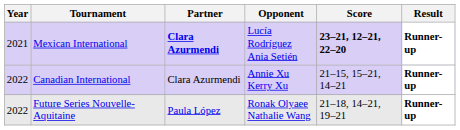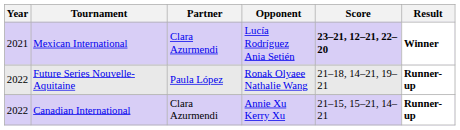(193, 43) bold -> (194, 43) normal
(423, 43) Runner-up -> (421, 43) Winner
rows swapped: (84, 110) <-> (82, 80)
